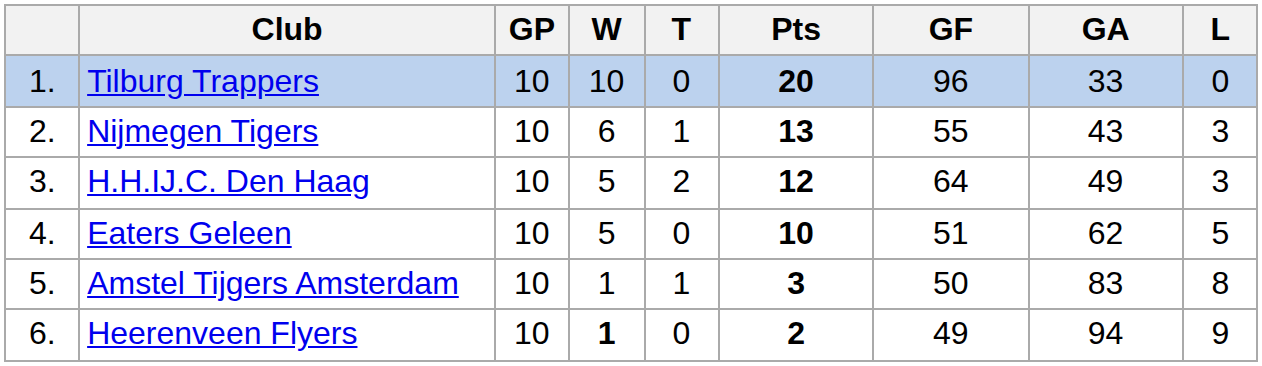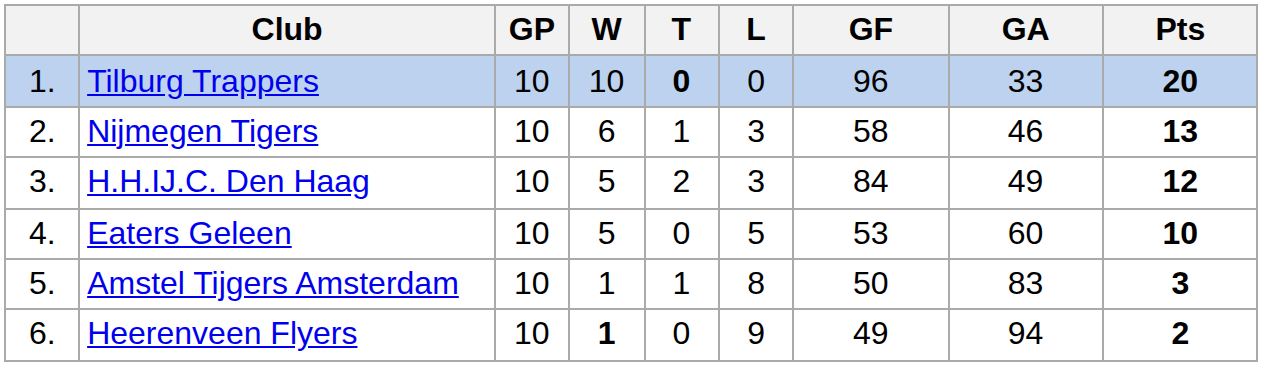columns swapped: (1220, 29) <-> (796, 29)
(681, 80) normal -> (681, 80) bold
(951, 131) 55 -> (871, 131) 58
(1106, 131) 43 -> (1026, 131) 46
(951, 182) 64 -> (871, 182) 84
(951, 232) 51 -> (871, 232) 53
(1106, 232) 62 -> (1026, 232) 60
